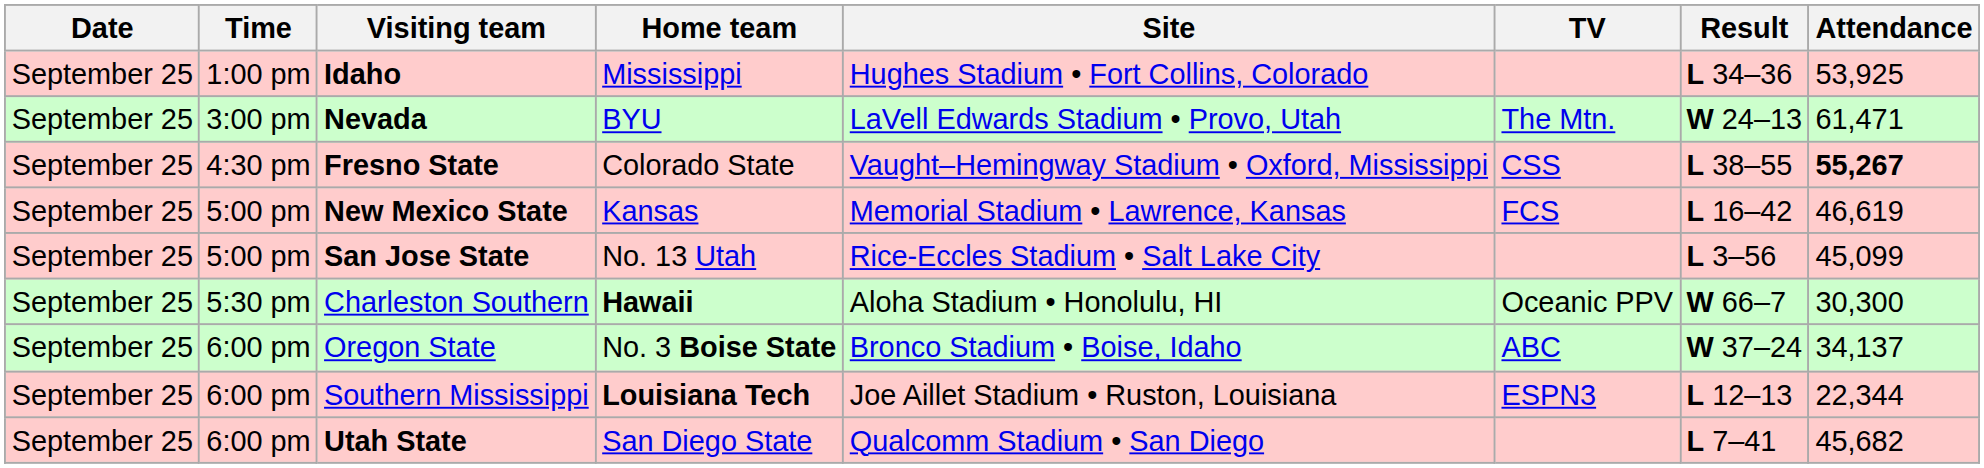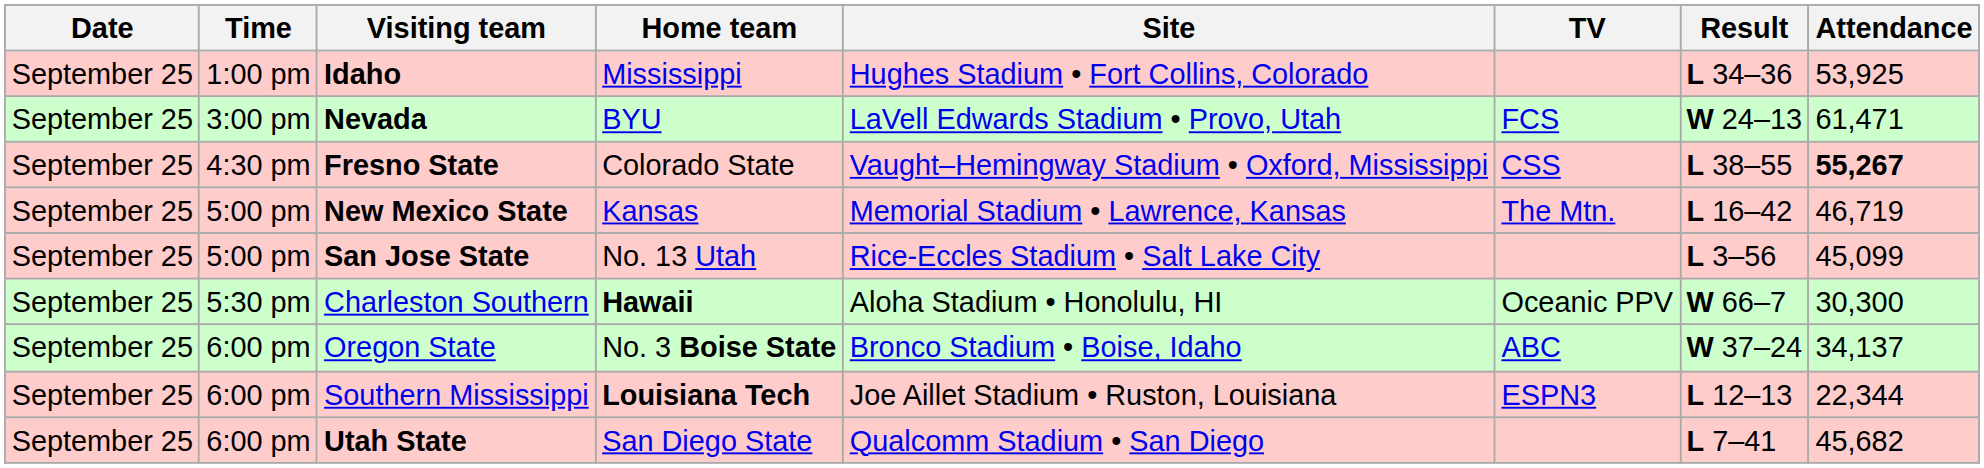(1558, 119) The Mtn. -> (1530, 119) FCS
(1530, 211) FCS -> (1558, 211) The Mtn.
(1860, 211) 46,619 -> (1860, 211) 46,719
